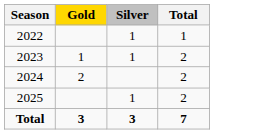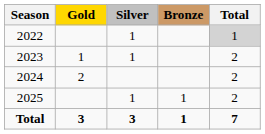+ column: (183, 14)
(183, 35) no background -> (235, 35) lightgrey background
